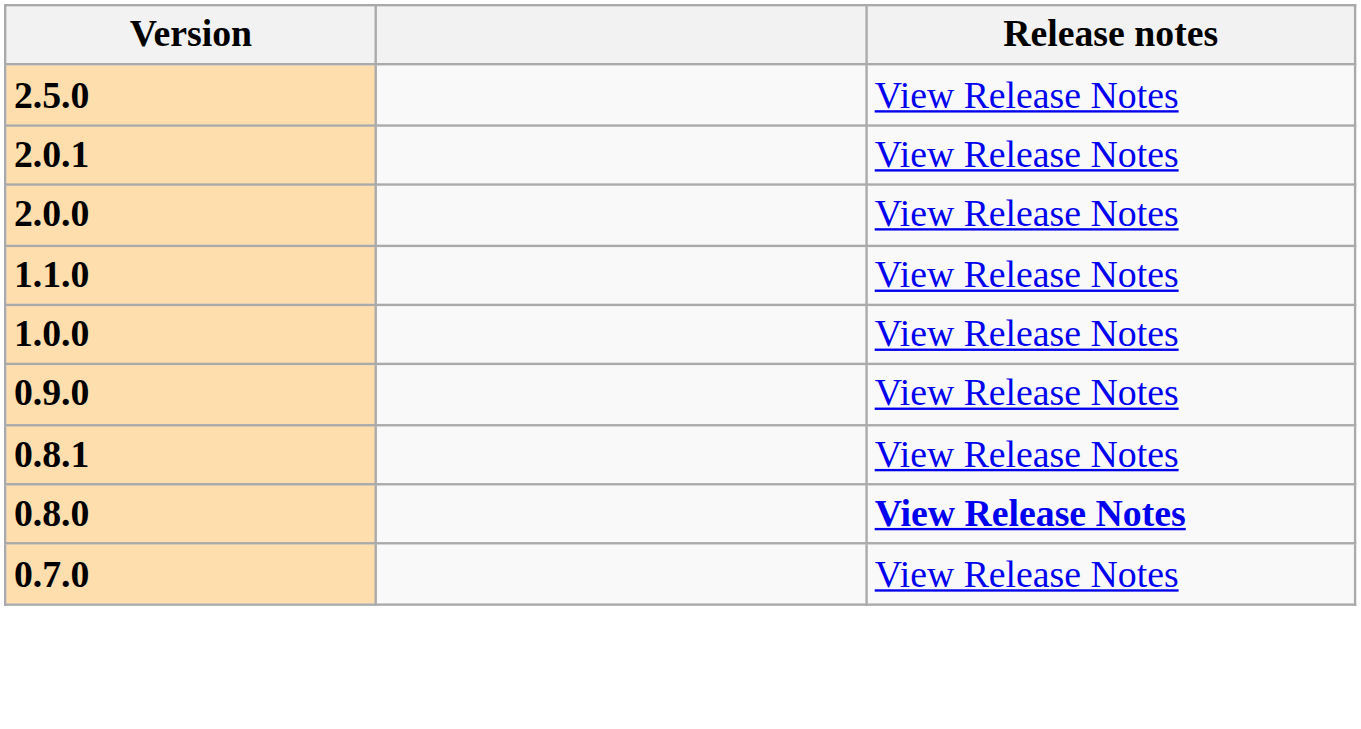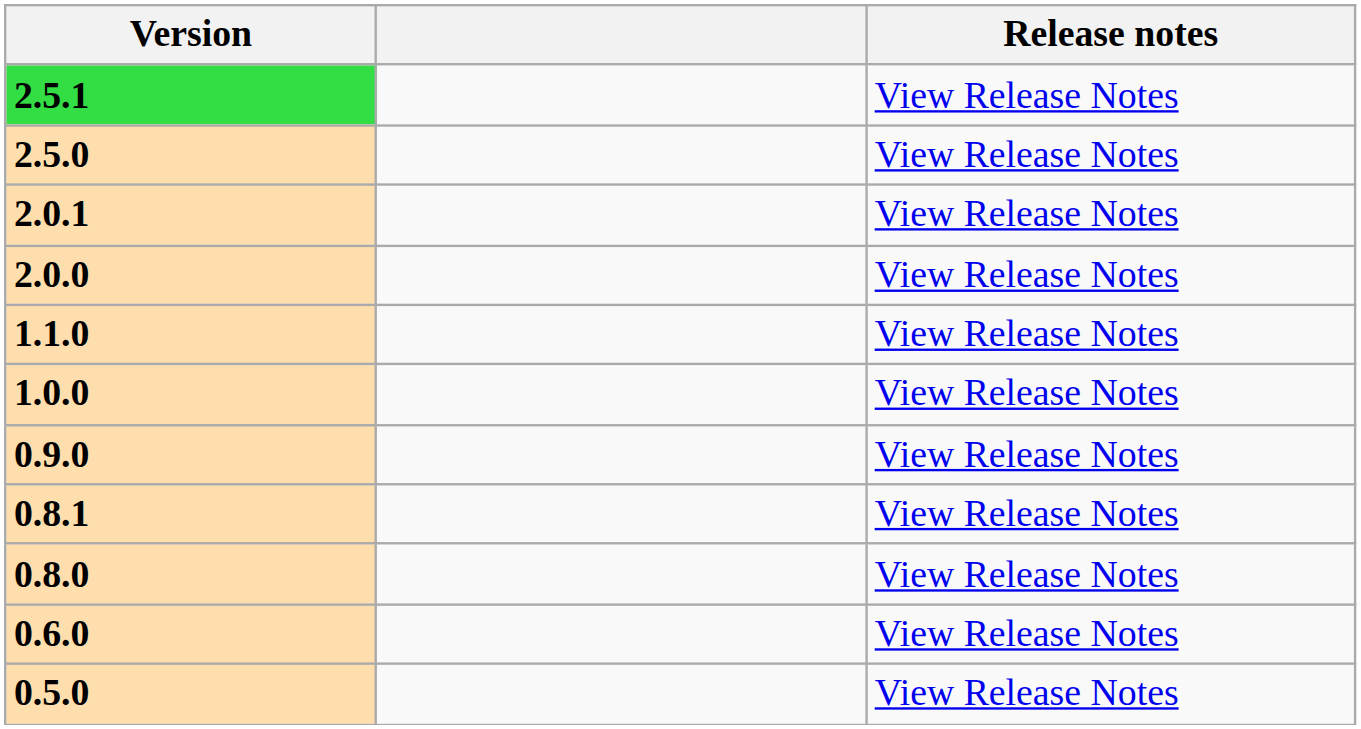+ row: (52, 94)
(1030, 513) bold -> (1027, 573) normal
- row: (52, 573)
+ row: (52, 633)
+ row: (52, 693)
